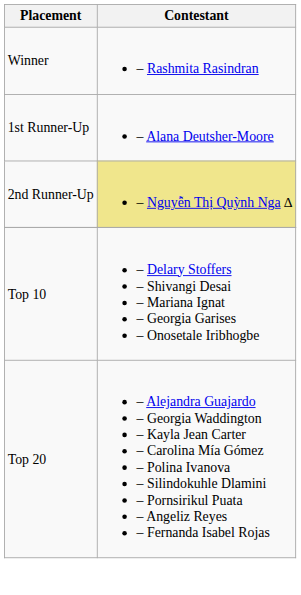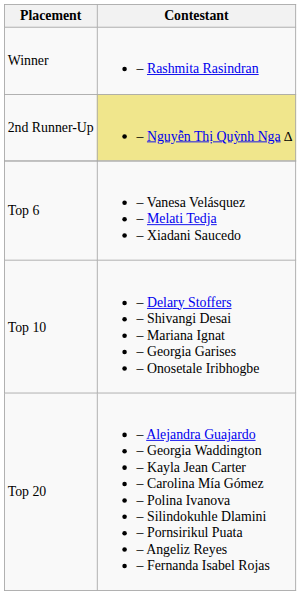- row: (48, 127)
+ row: (24, 210)
